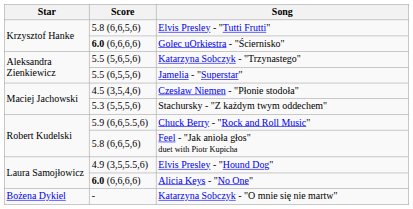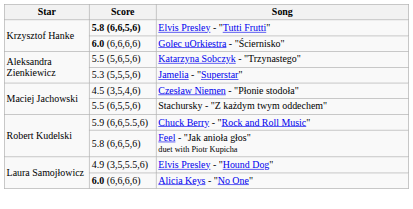(116, 28) normal -> (116, 28) bold
(116, 75) 5.5 (6,5,5,6) -> (116, 75) 5.3 (5,5,5,6)
(116, 106) 5.3 (5,5,5,6) -> (116, 106) 5.5 (6,5,5,6)
- row: (248, 196)
